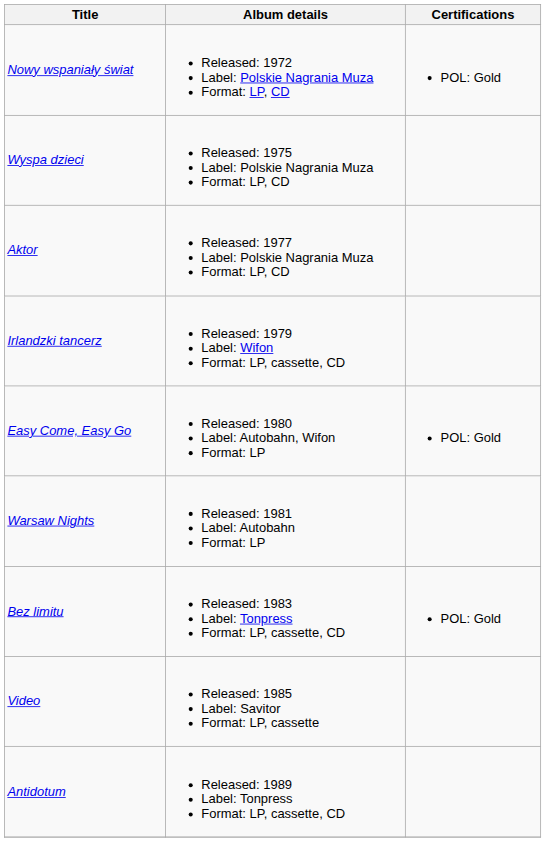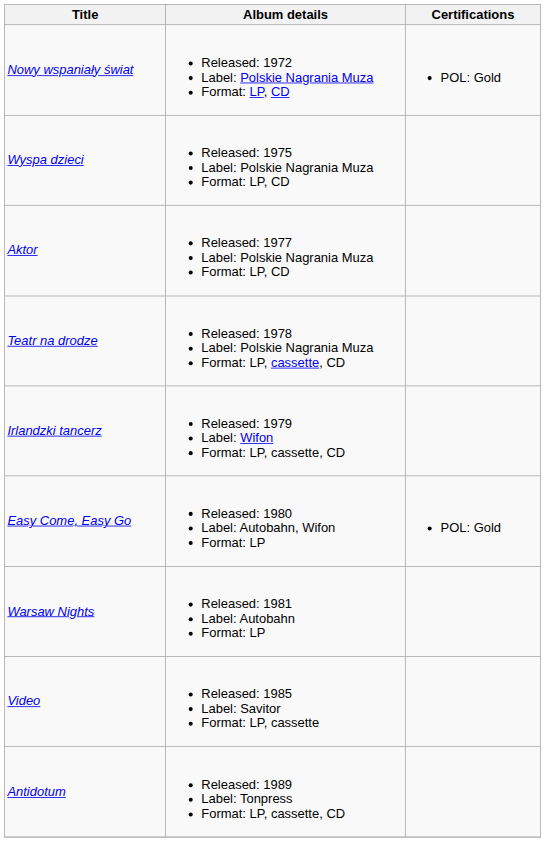+ row: (53, 340)
- row: (35, 611)
